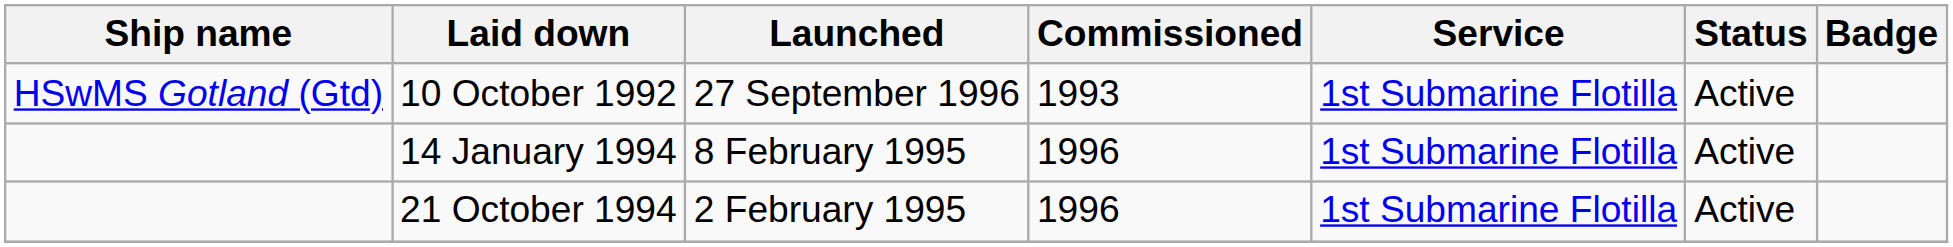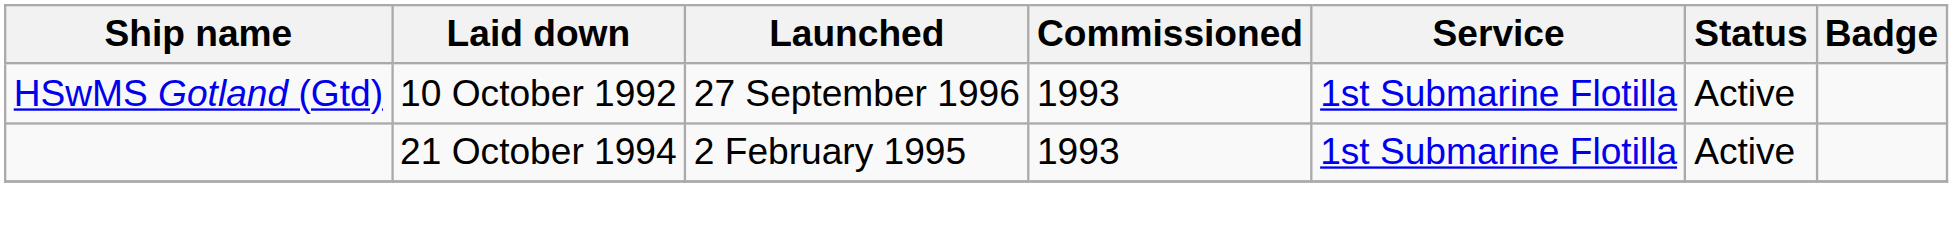- row: (538, 151)
(1078, 210) 1996 -> (1078, 151) 1993
